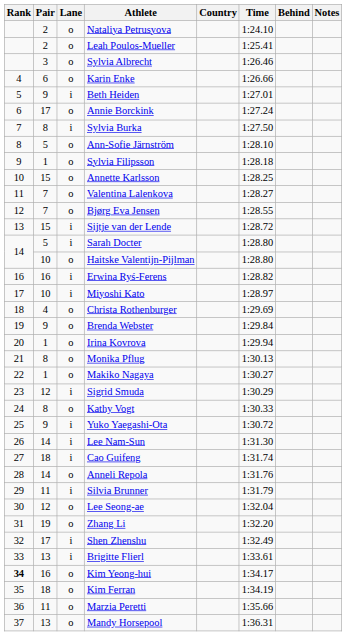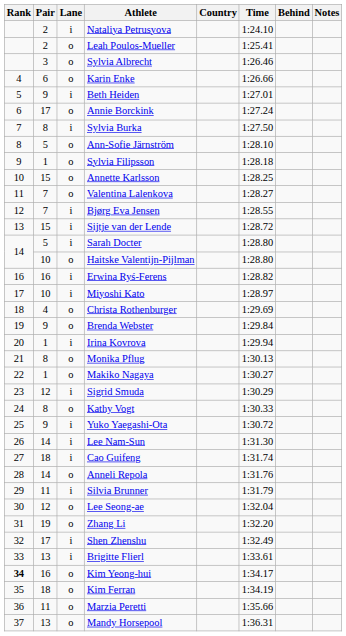(71, 29) o -> (71, 29) i
(71, 210) o -> (71, 210) i
(71, 342) o -> (71, 342) i
